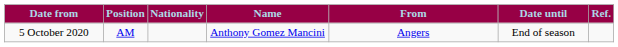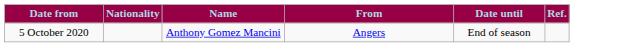- column: (125, 14)
